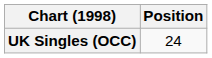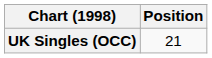(173, 40) 24 -> (173, 40) 21
